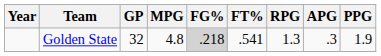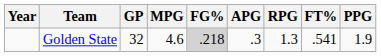columns swapped: (247, 16) <-> (322, 16)
(175, 40) 4.8 -> (175, 40) 4.6
